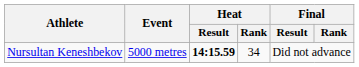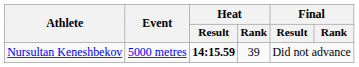(254, 53) 34 -> (254, 53) 39
